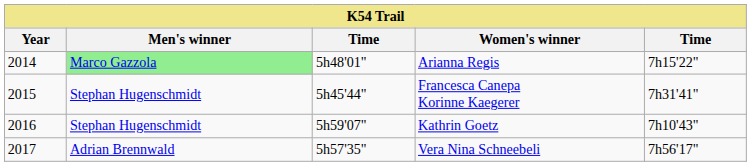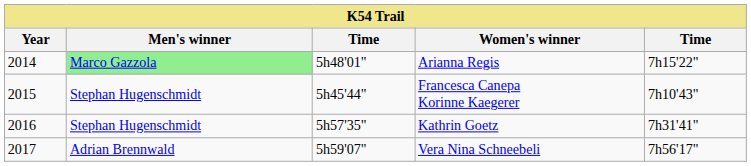(673, 94) 7h31'41" -> (673, 94) 7h10'43"
(341, 126) 5h59'07" -> (341, 126) 5h57'35"
(673, 126) 7h10'43" -> (673, 126) 7h31'41"
(341, 149) 5h57'35" -> (341, 149) 5h59'07"
